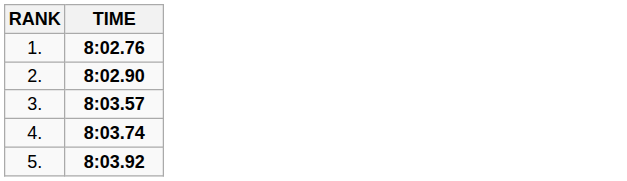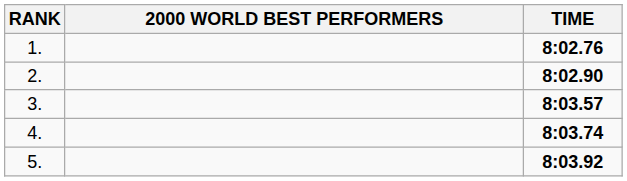+ column: (294, 19)
